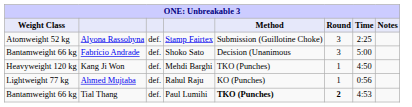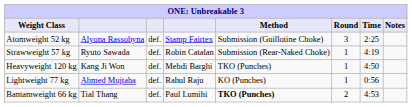- row: (110, 53)
+ row: (105, 53)
(339, 94) bold -> (346, 94) normal
